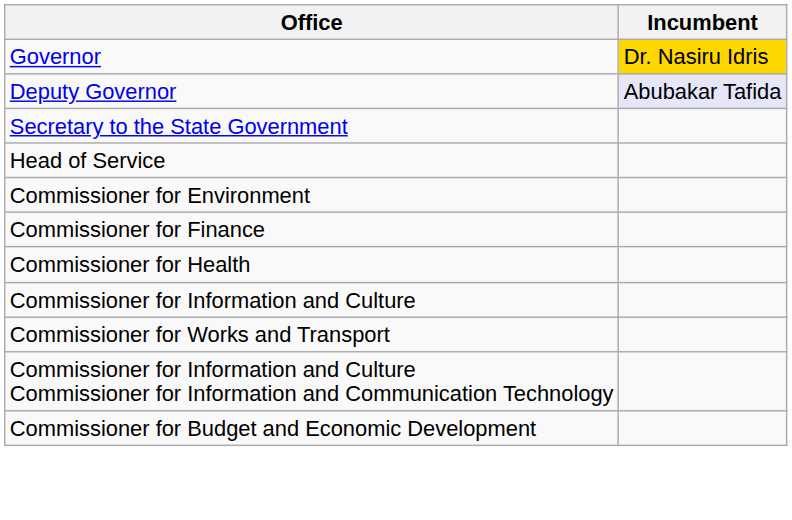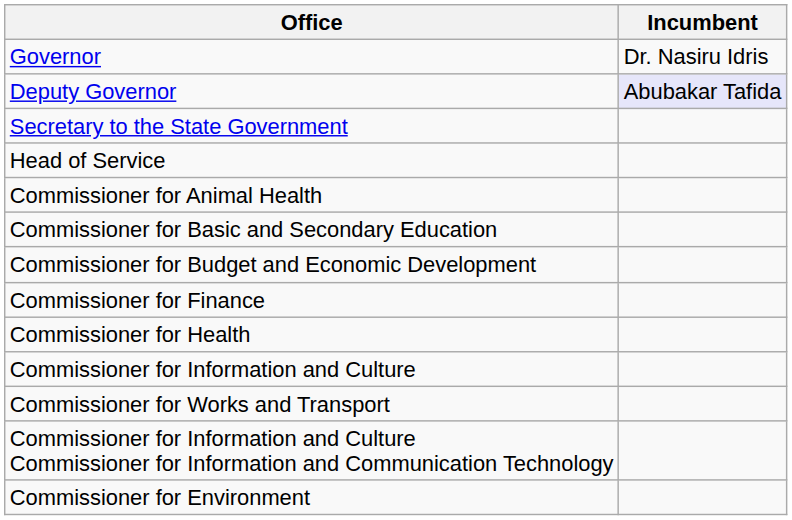(696, 57) gold background -> (696, 57) no background
+ row: (166, 195)
+ row: (254, 230)
rows swapped: (273, 428) <-> (160, 195)
